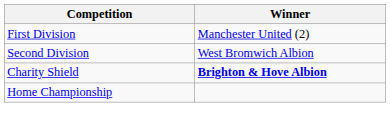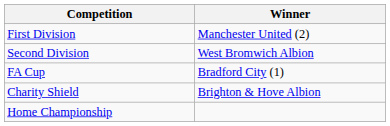+ row: (26, 72)
(262, 72) bold -> (259, 92) normal
